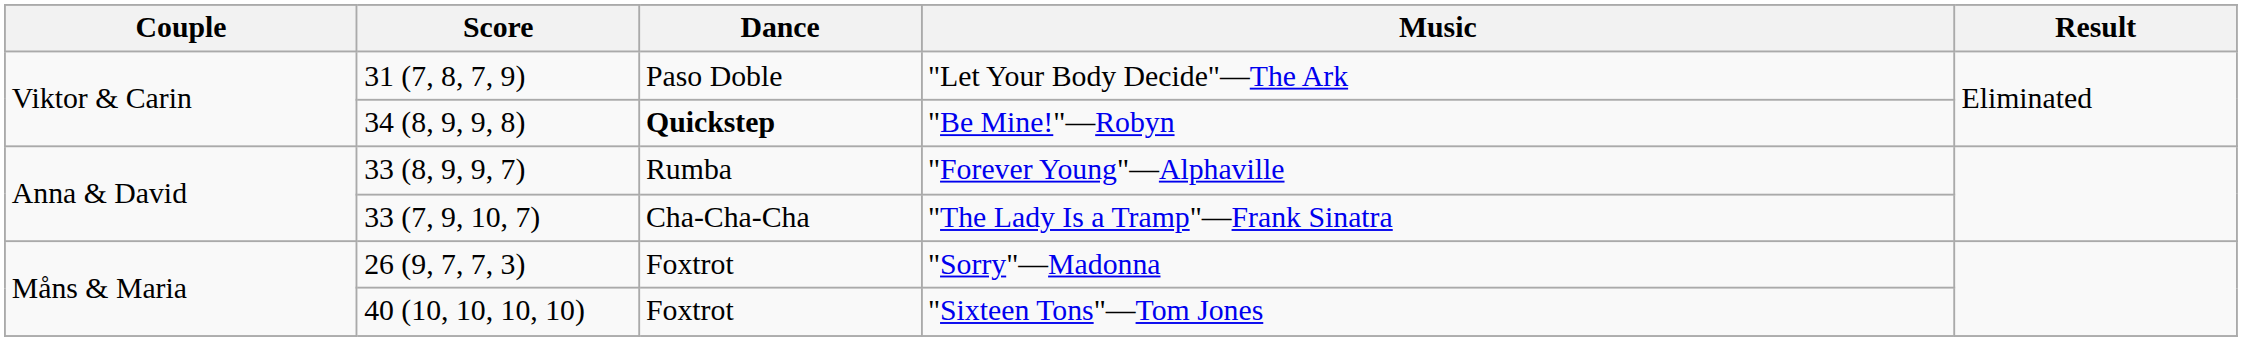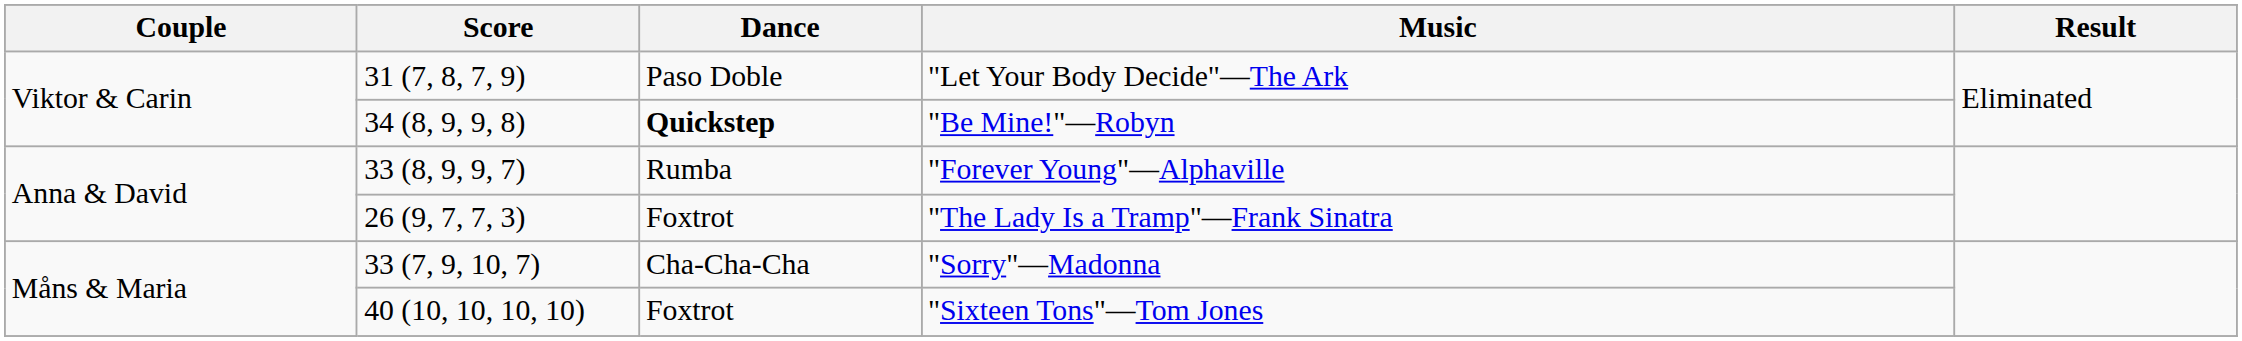(452, 216) 33 (7, 9, 10, 7) -> (445, 216) 26 (9, 7, 7, 3)
(728, 216) Cha-Cha-Cha -> (690, 216) Foxtrot
(445, 264) 26 (9, 7, 7, 3) -> (452, 264) 33 (7, 9, 10, 7)
(690, 264) Foxtrot -> (728, 264) Cha-Cha-Cha
